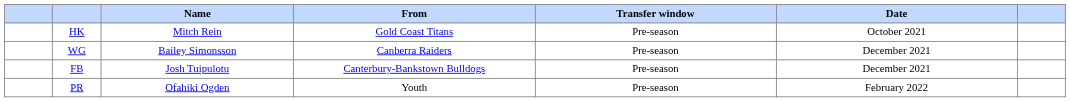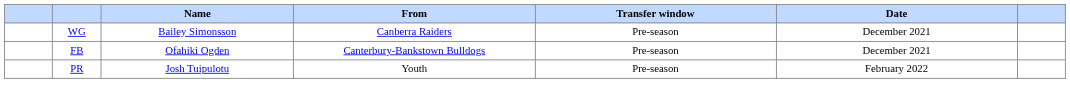- row: (77, 32)
(197, 69) Josh Tuipulotu -> (197, 50) Ofahiki Ogden
(197, 87) Ofahiki Ogden -> (197, 69) Josh Tuipulotu
